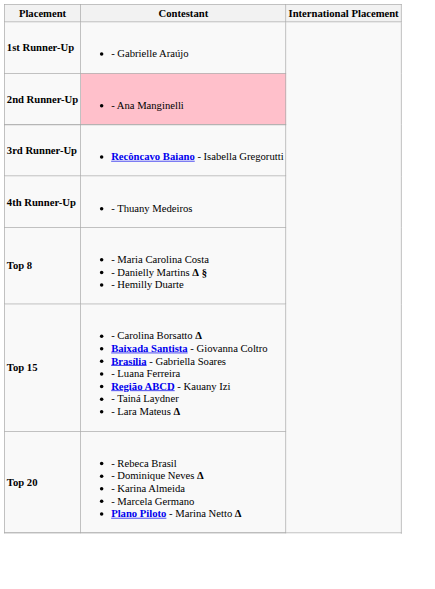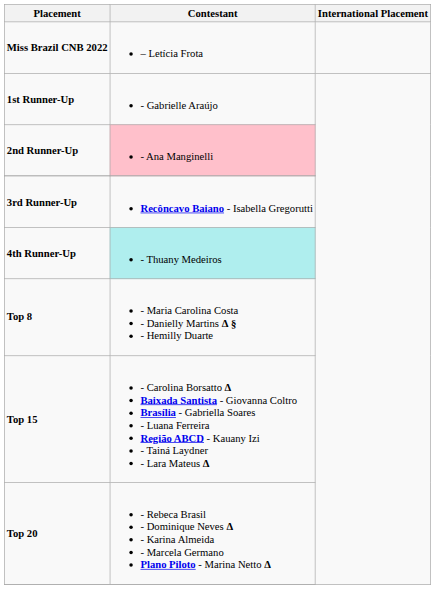+ row: (57, 47)
(183, 208) no background -> (213, 260) paleturquoise background
